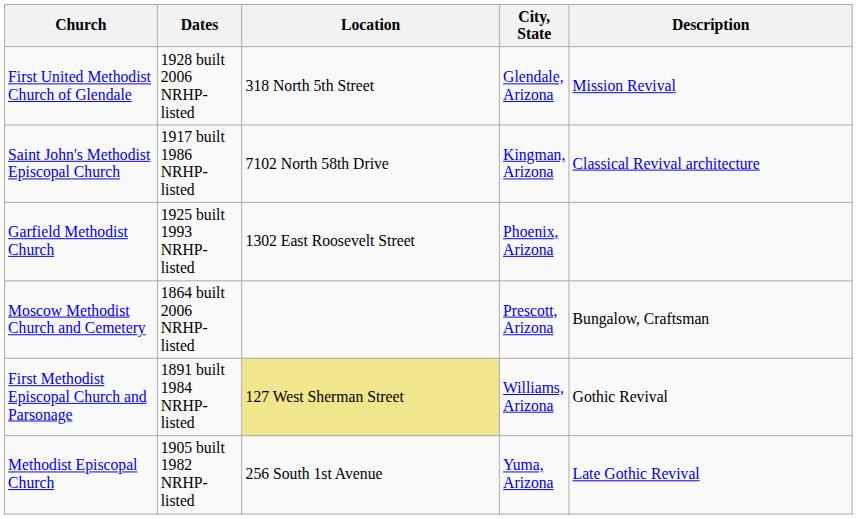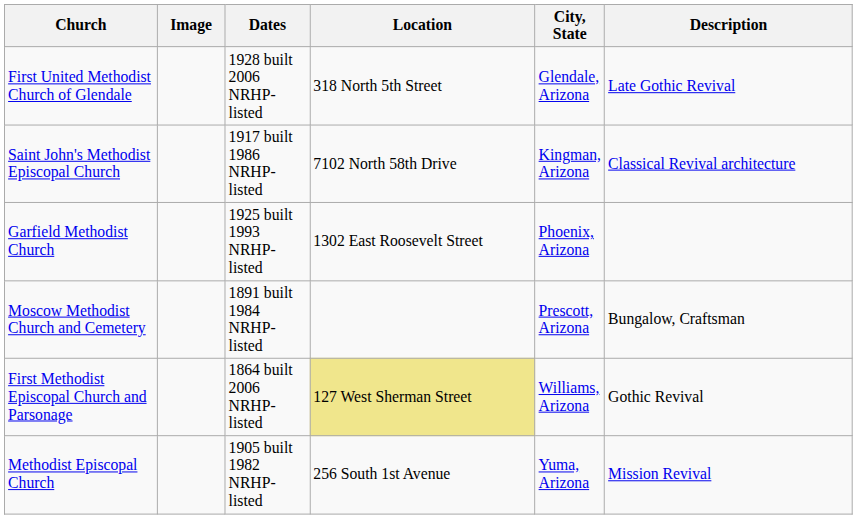+ column: (191, 25)
(624, 85) Mission Revival -> (672, 85) Late Gothic Revival
(193, 319) 1864 built 2006 NRHP-listed -> (261, 319) 1891 built 1984 NRHP-listed
(193, 397) 1891 built 1984 NRHP-listed -> (261, 397) 1864 built 2006 NRHP-listed
(636, 474) Late Gothic Revival -> (660, 474) Mission Revival
